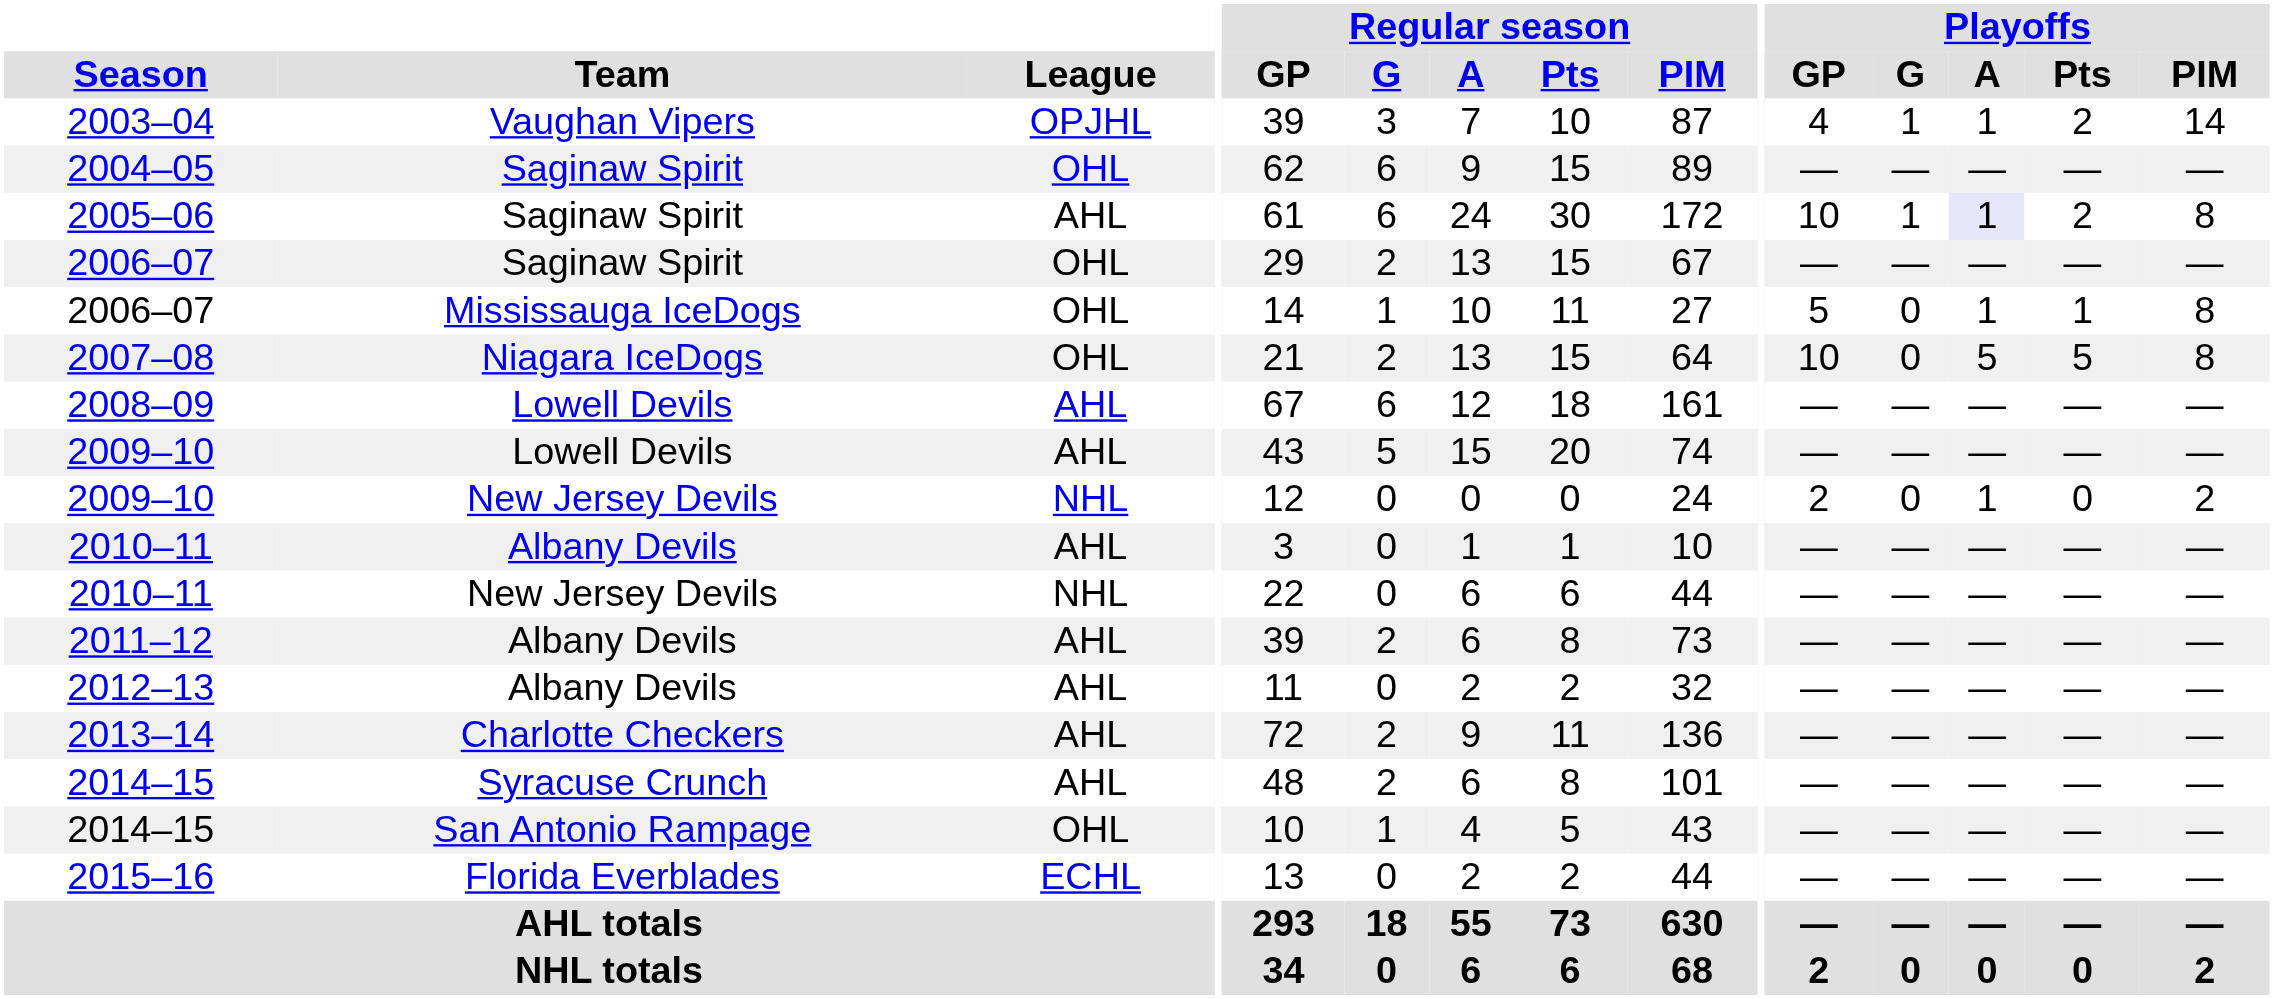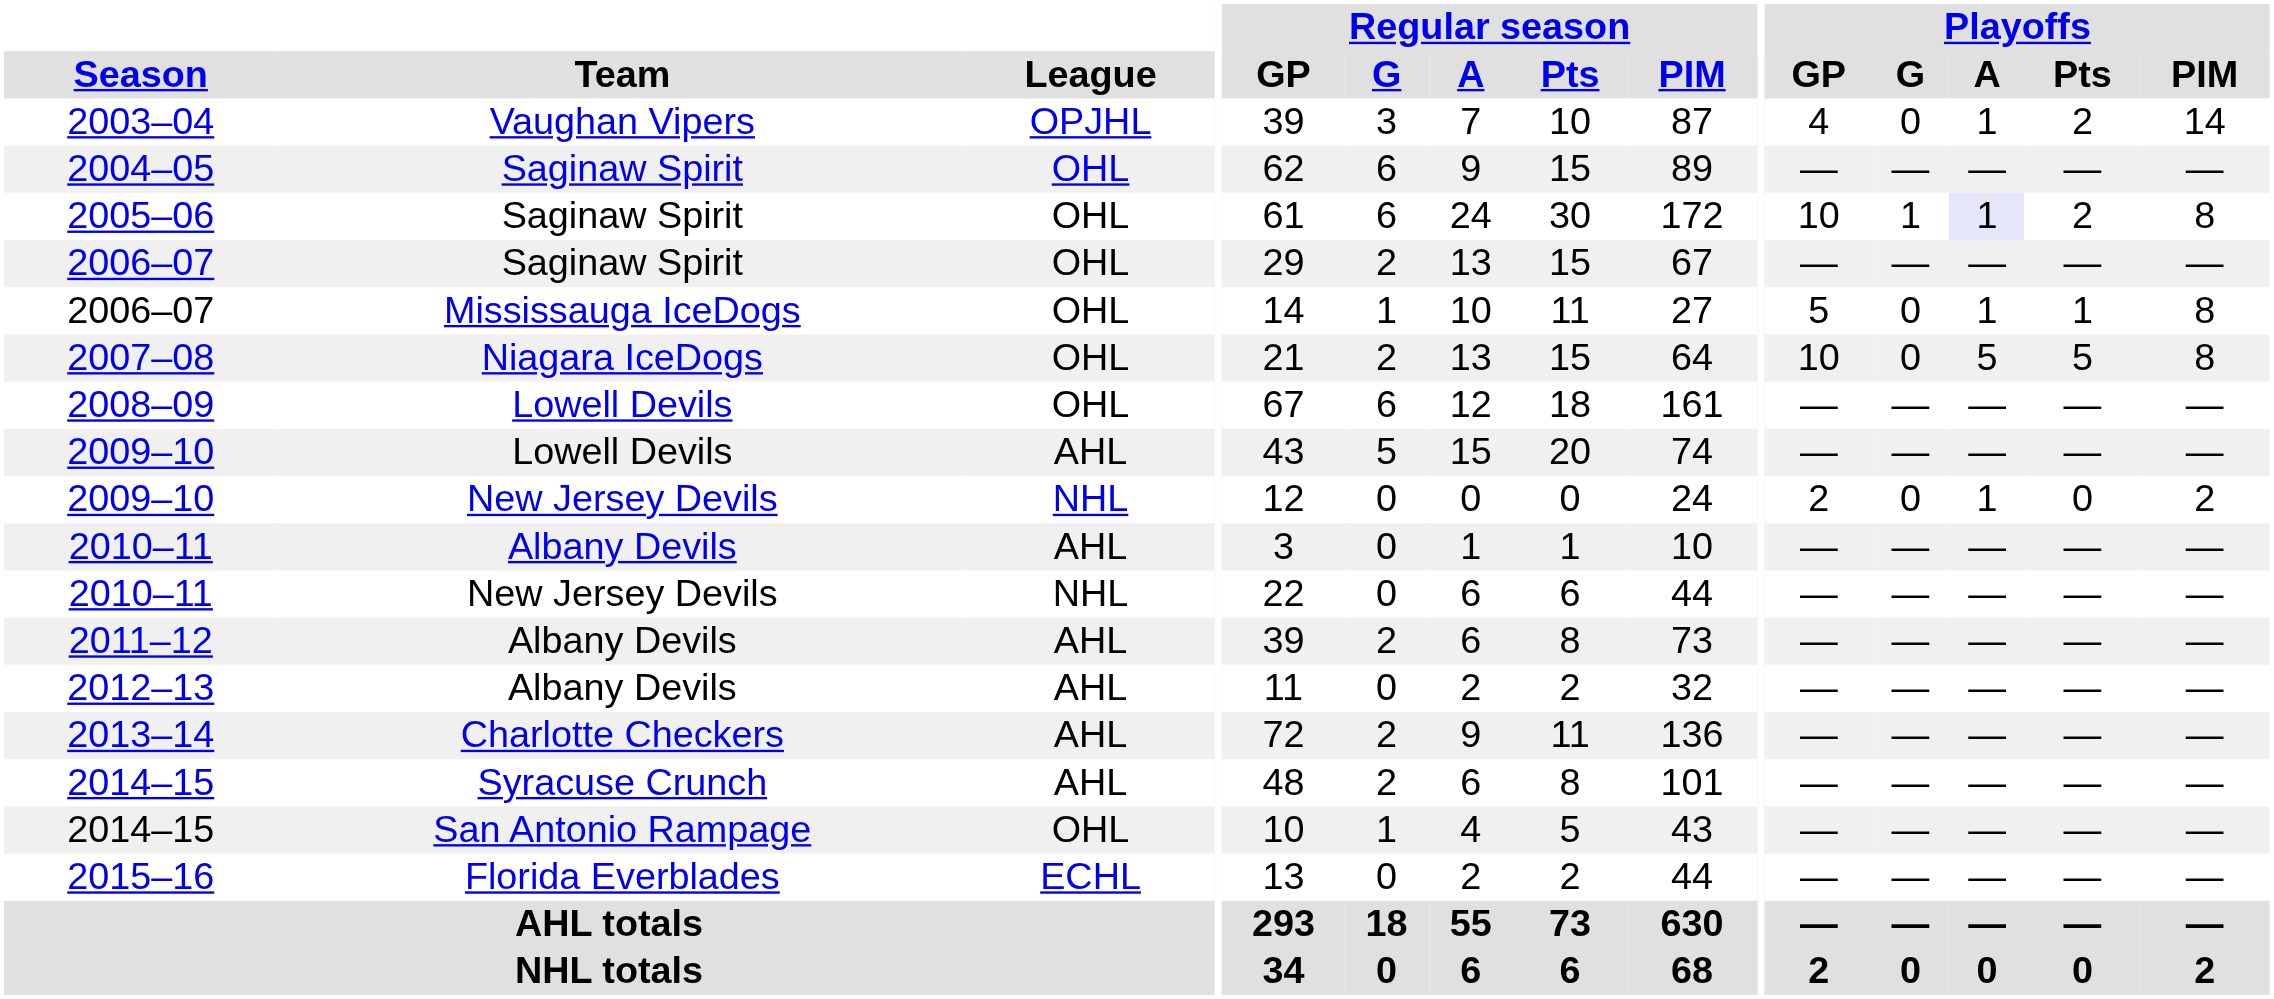(1910, 121) 1 -> (1910, 121) 0
(1091, 215) AHL -> (1091, 215) OHL
(1091, 404) AHL -> (1091, 404) OHL
